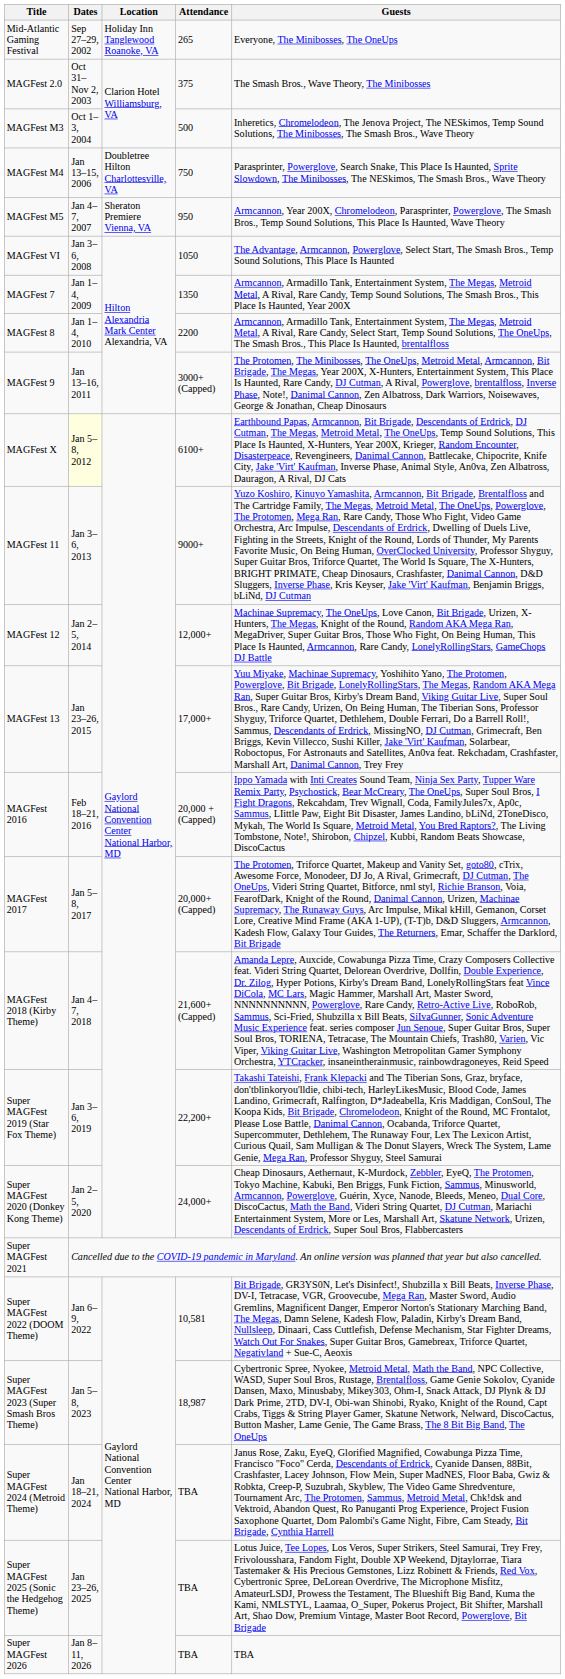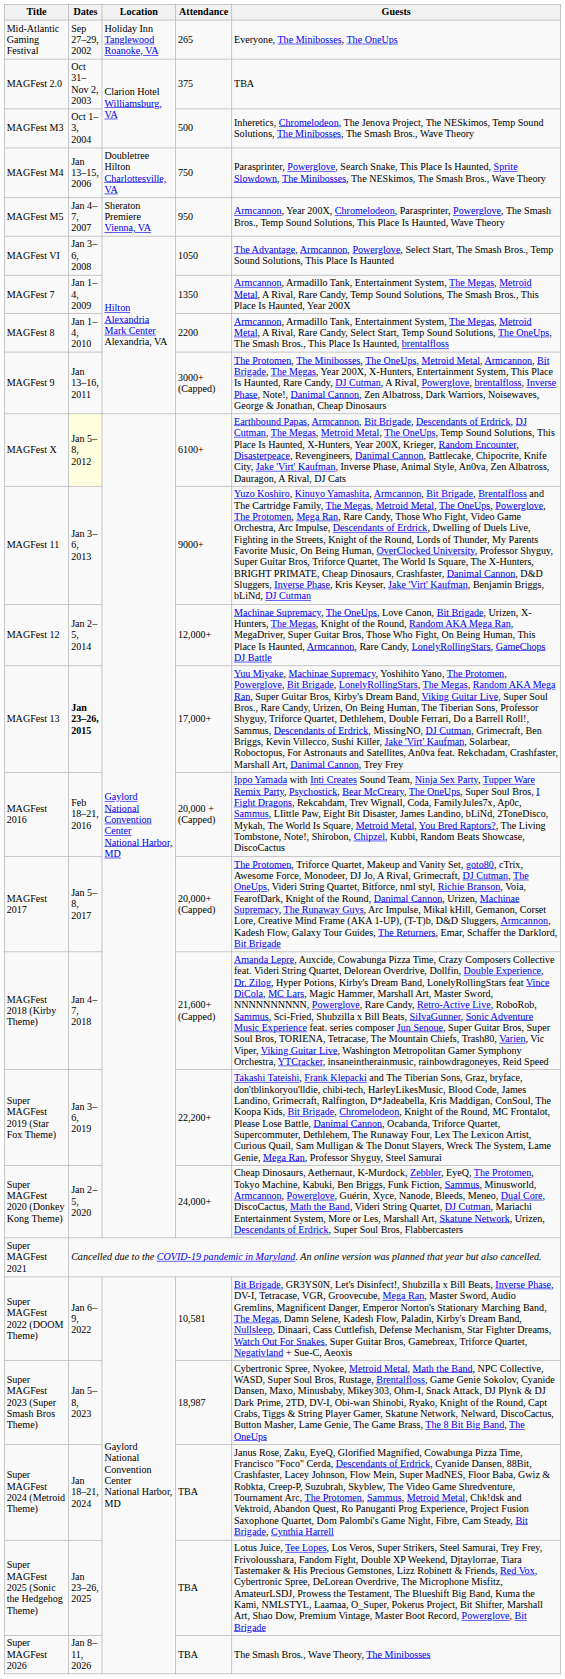(332, 84) The Smash Bros., Wave Theory, The Minibosses -> (244, 84) TBA
(85, 719) normal -> (85, 719) bold
(244, 1654) TBA -> (332, 1654) The Smash Bros., Wave Theory, The Minibosses
